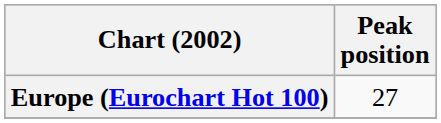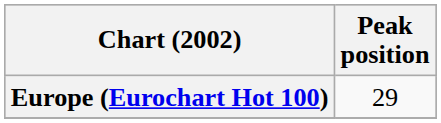(385, 96) 27 -> (385, 96) 29
